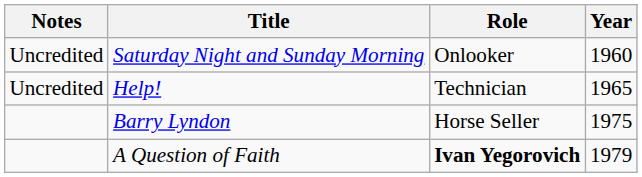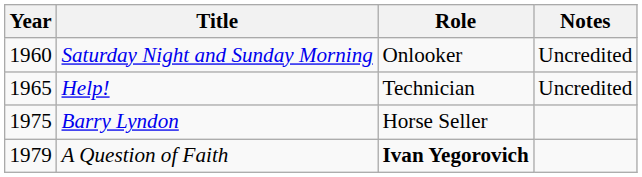columns swapped: (611, 21) <-> (56, 21)
